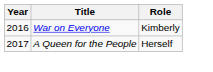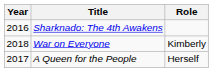+ row: (98, 28)
(18, 28) 2016 -> (18, 43) 2018
